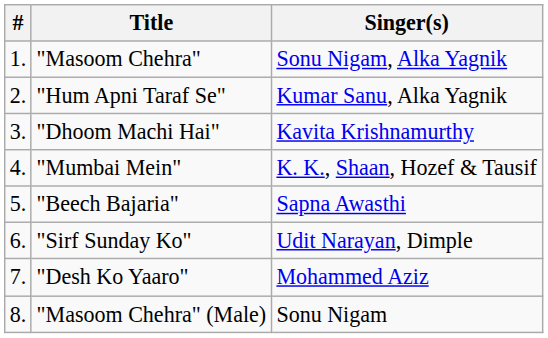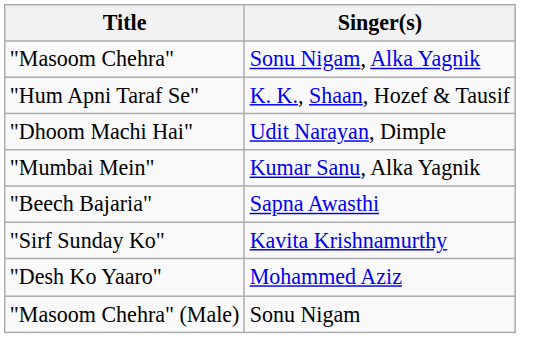- column: (18, 22)
(392, 95) Kumar Sanu, Alka Yagnik -> (380, 95) K. K., Shaan, Hozef & Tausif
(375, 131) Kavita Krishnamurthy -> (348, 131) Udit Narayan, Dimple
(407, 168) K. K., Shaan, Hozef & Tausif -> (365, 168) Kumar Sanu, Alka Yagnik
(375, 240) Udit Narayan, Dimple -> (348, 240) Kavita Krishnamurthy
